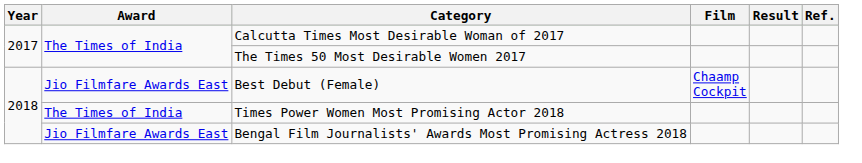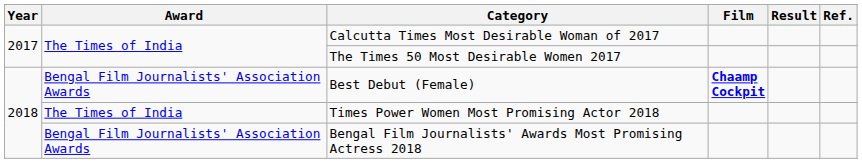(136, 85) Jio Filmfare Awards East -> (182, 85) Bengal Film Journalists' Association Awards
(720, 85) normal -> (738, 85) bold
(136, 133) Jio Filmfare Awards East -> (182, 141) Bengal Film Journalists' Association Awards
